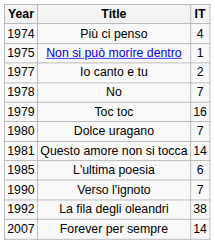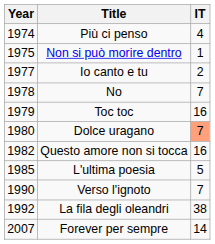(200, 131) no background -> (200, 131) lightsalmon background
(21, 151) 1981 -> (21, 151) 1982
(200, 151) 14 -> (200, 151) 16
(200, 170) 6 -> (200, 170) 5
